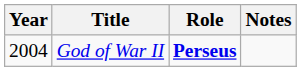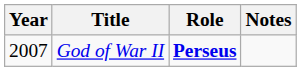(28, 50) 2004 -> (28, 50) 2007
